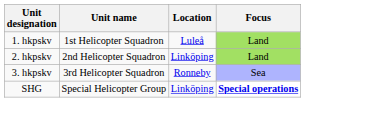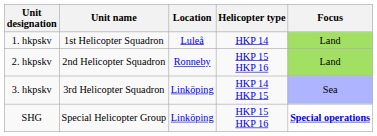+ column: (252, 18)
(192, 56) Linköping -> (192, 62) Ronneby
(192, 72) Ronneby -> (192, 90) Linköping
